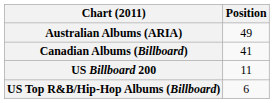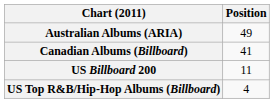(246, 88) 6 -> (246, 88) 4
